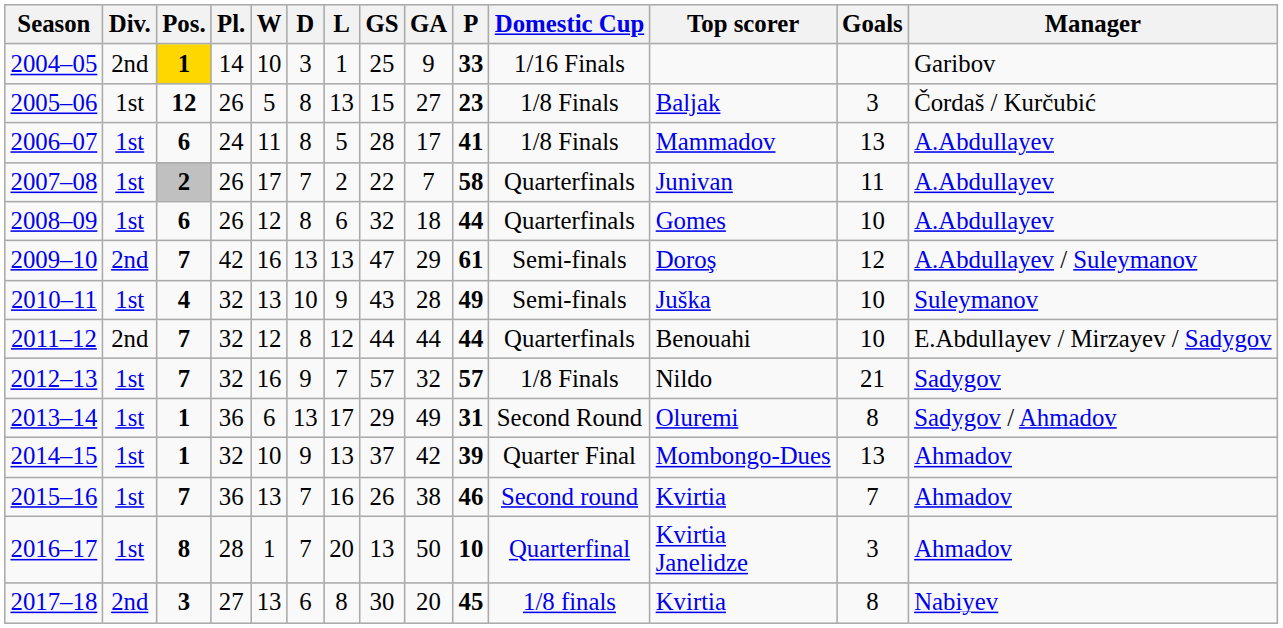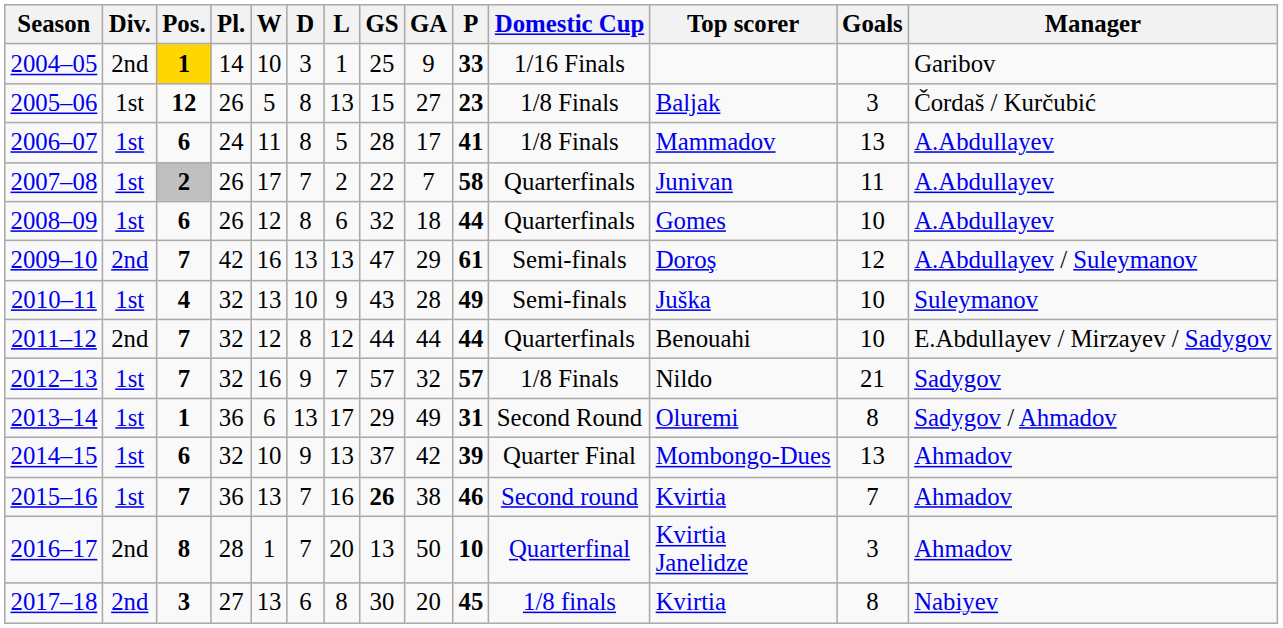(184, 456) 1 -> (184, 456) 6
(382, 496) normal -> (382, 496) bold
(130, 549) 1st -> (130, 549) 2nd
